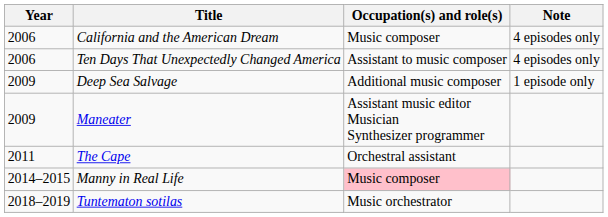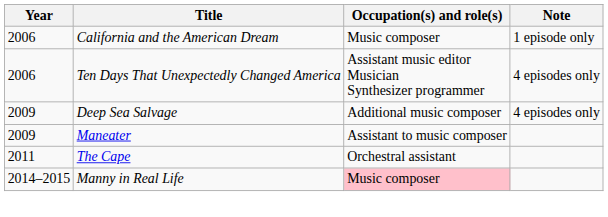(557, 37) 4 episodes only -> (554, 37) 1 episode only
(427, 59) Assistant to music composer -> (416, 75) Assistant music editor Musician Synthesizer programmer
(554, 81) 1 episode only -> (557, 113) 4 episodes only
(416, 119) Assistant music editor Musician Synthesizer programmer -> (427, 135) Assistant to music composer
- row: (129, 201)
